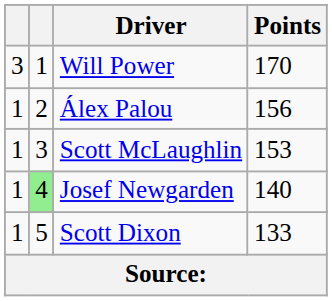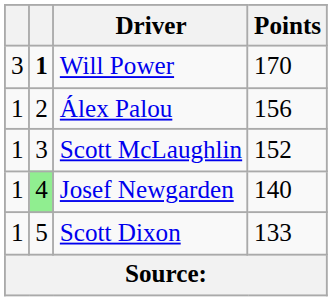(42, 66) normal -> (42, 66) bold
(273, 149) 153 -> (273, 149) 152
